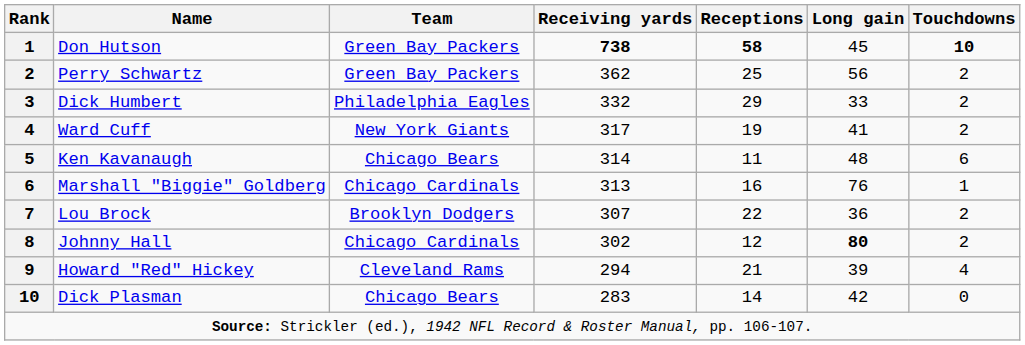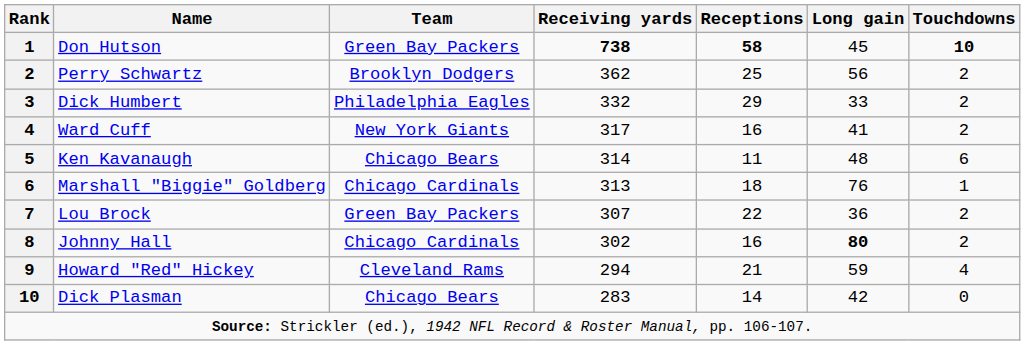(432, 75) Green Bay Packers -> (432, 75) Brooklyn Dodgers
(752, 131) 19 -> (752, 131) 16
(752, 186) 16 -> (752, 186) 18
(432, 214) Brooklyn Dodgers -> (432, 214) Green Bay Packers
(752, 242) 12 -> (752, 242) 16
(858, 270) 39 -> (858, 270) 59
